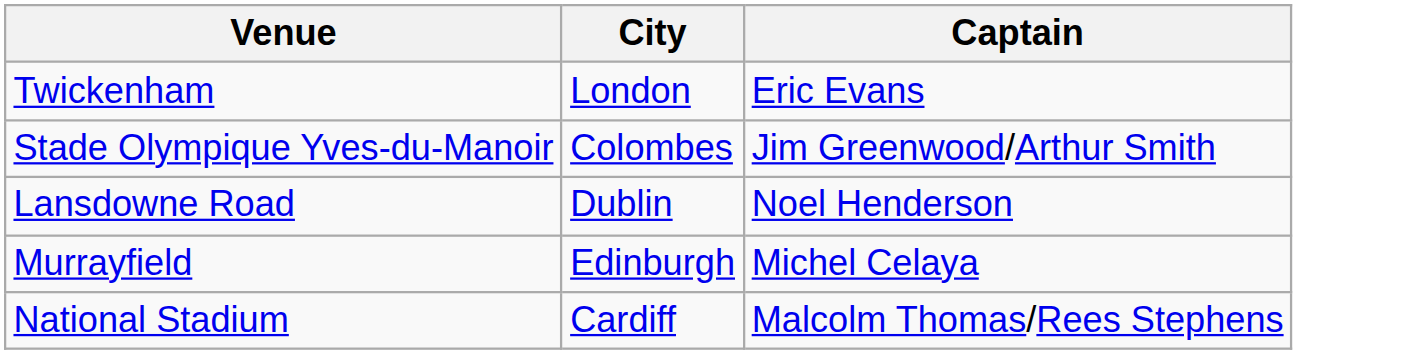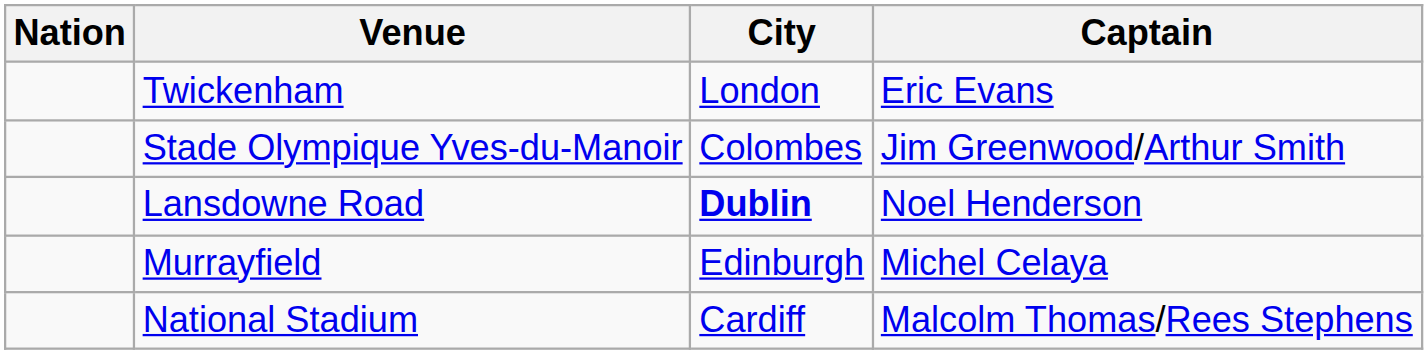+ column: (70, 33)
(621, 205) normal -> (756, 205) bold
